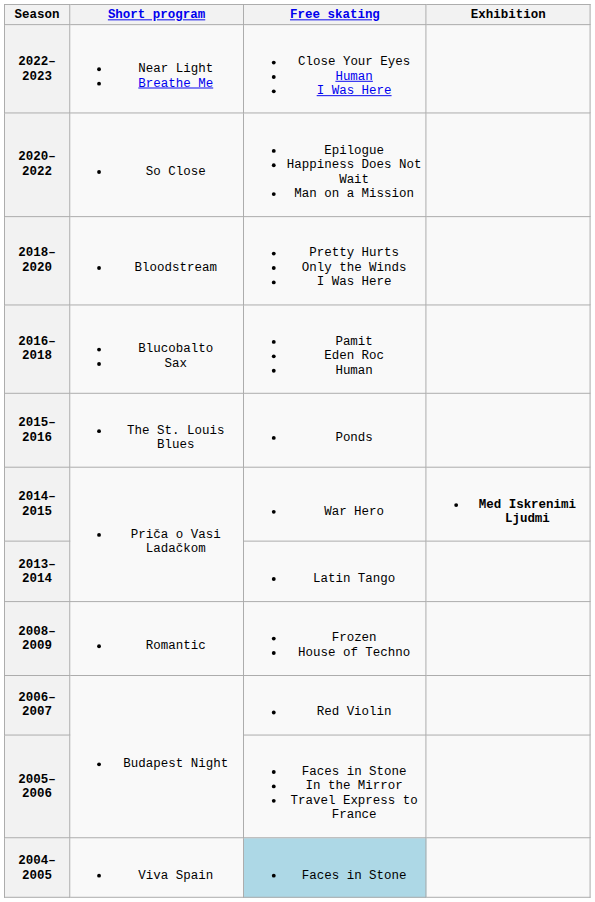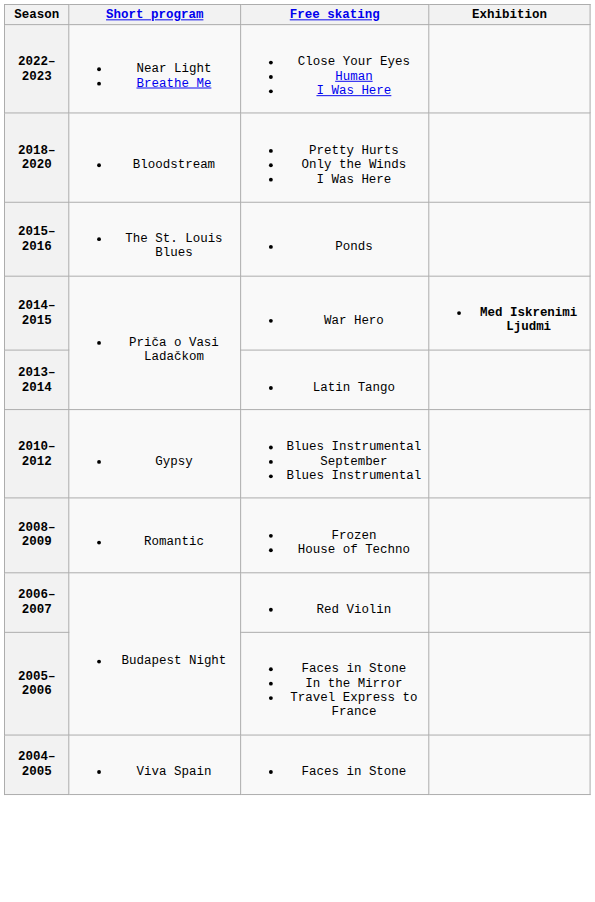- row: (37, 165)
- row: (37, 349)
+ row: (37, 454)
(335, 875) lightblue background -> (335, 772) no background
